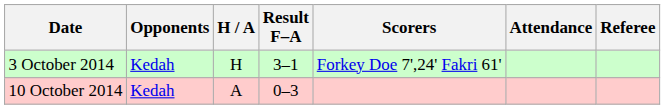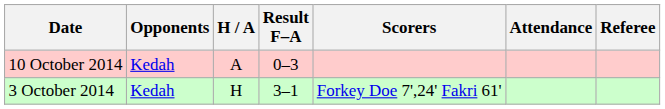rows swapped: (61, 63) <-> (65, 90)
